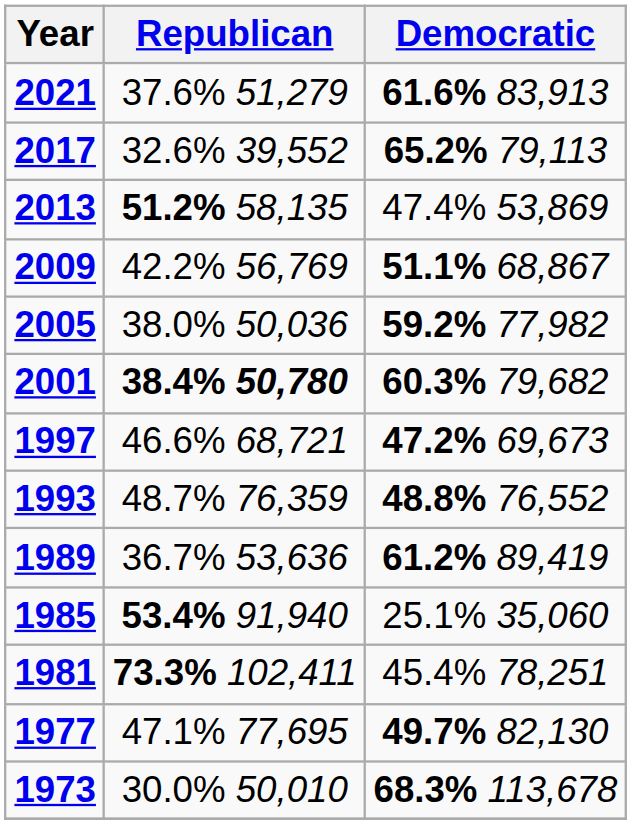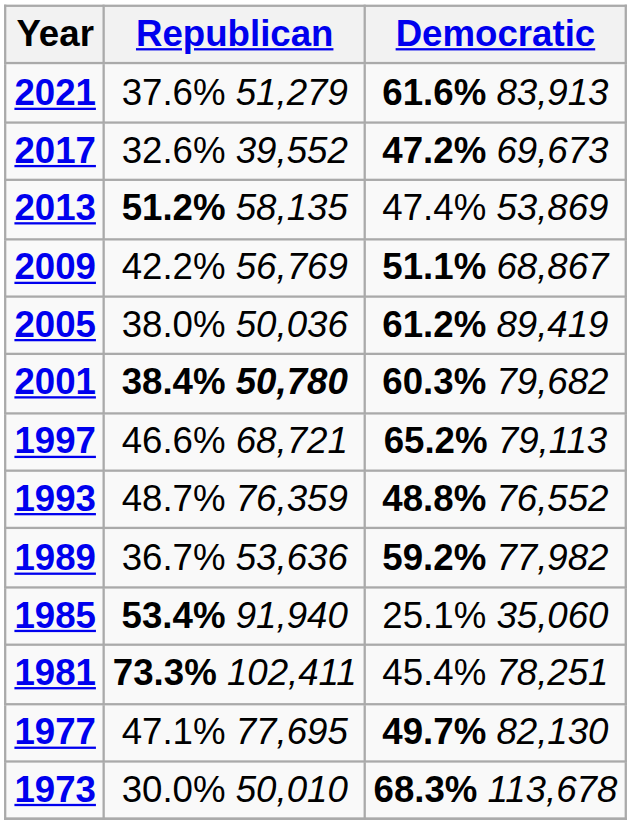(495, 150) 65.2% 79,113 -> (495, 150) 47.2% 69,673
(495, 324) 59.2% 77,982 -> (495, 324) 61.2% 89,419
(495, 440) 47.2% 69,673 -> (495, 440) 65.2% 79,113
(495, 557) 61.2% 89,419 -> (495, 557) 59.2% 77,982
